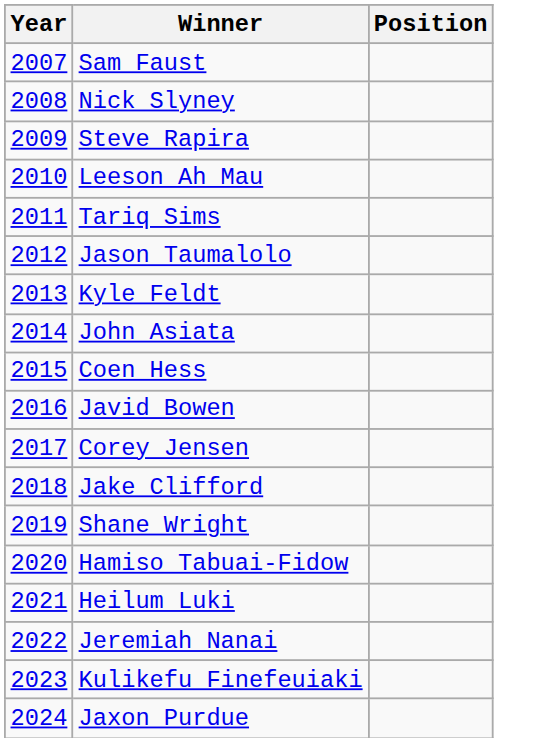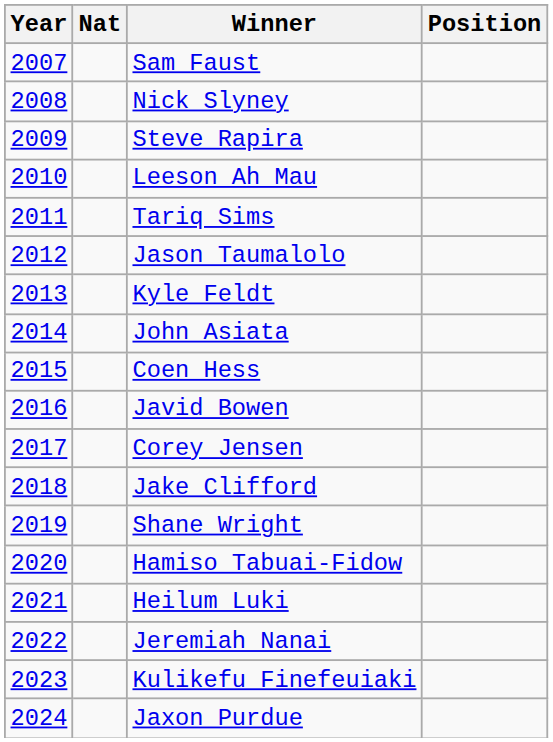+ column: (100, 24)
